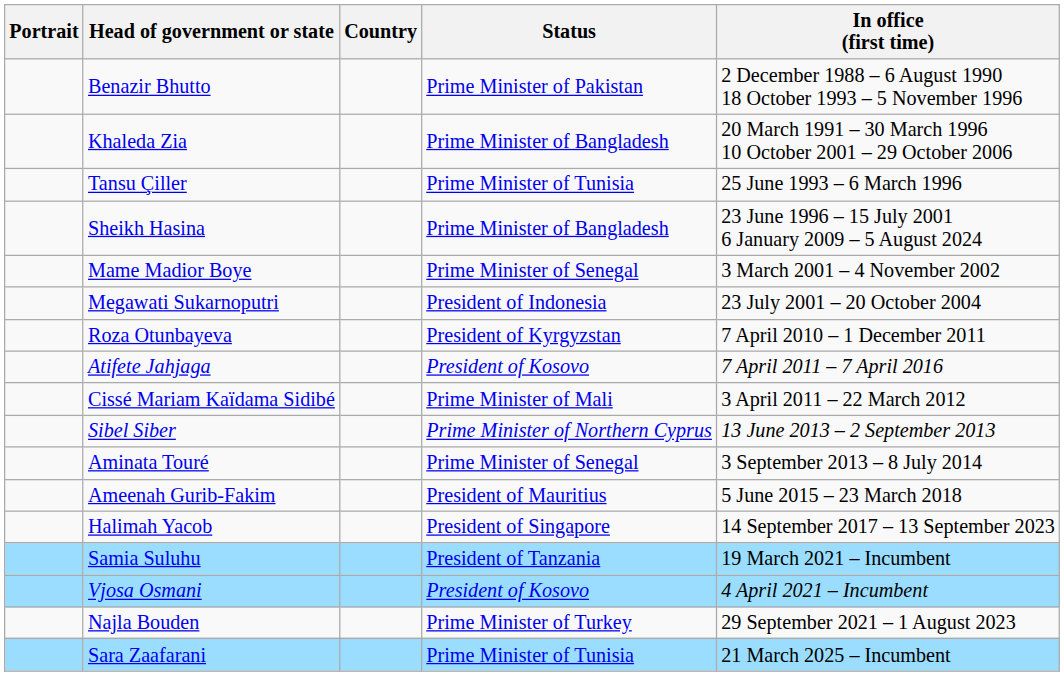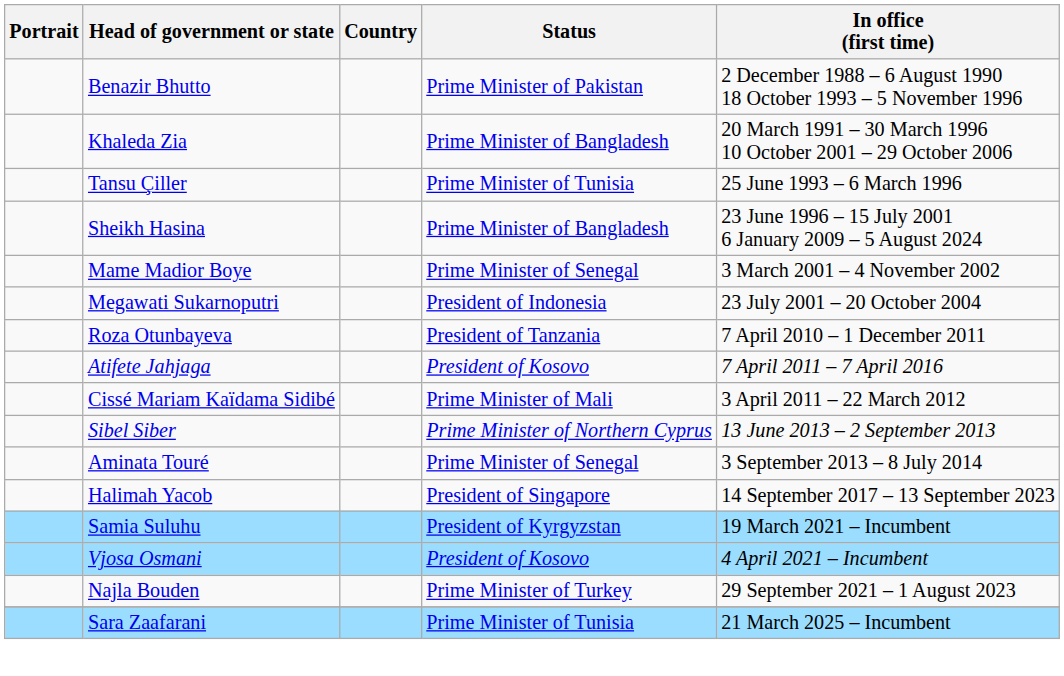(524, 335) President of Kyrgyzstan -> (513, 335) President of Tanzania
- row: (182, 494)
(513, 558) President of Tanzania -> (524, 526) President of Kyrgyzstan
